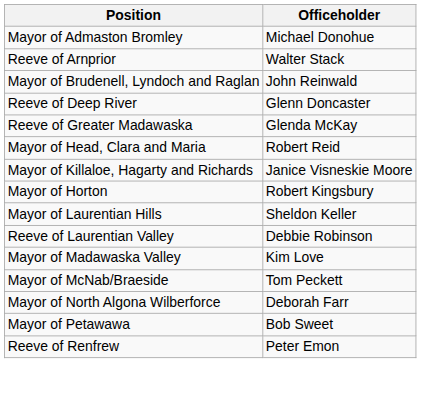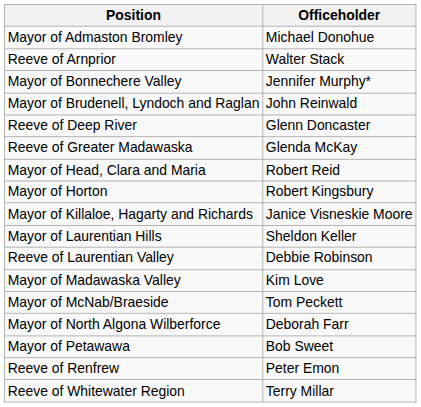+ row: (95, 81)
rows swapped: (58, 192) <-> (130, 170)
+ row: (96, 390)
